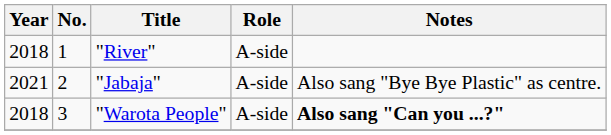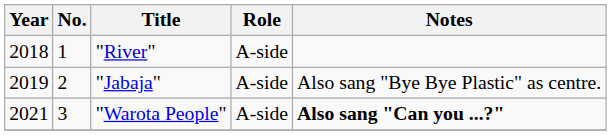(29, 82) 2021 -> (29, 82) 2019
(29, 113) 2018 -> (29, 113) 2021
